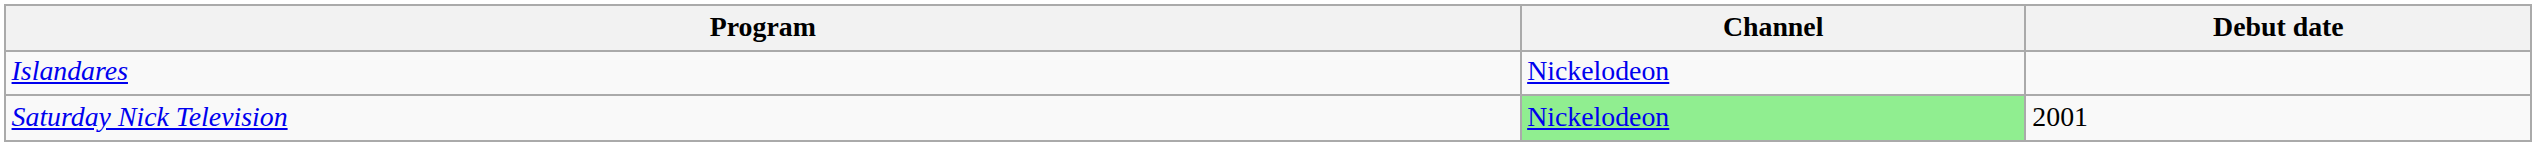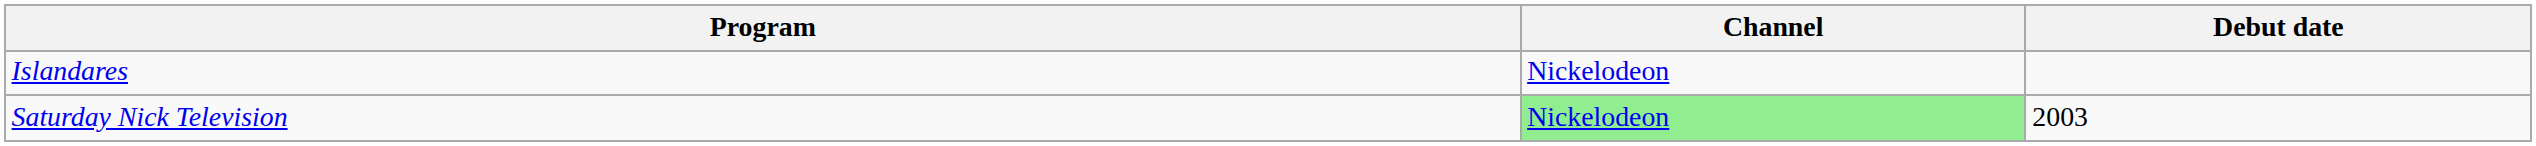(2060, 117) 2001 -> (2060, 117) 2003
